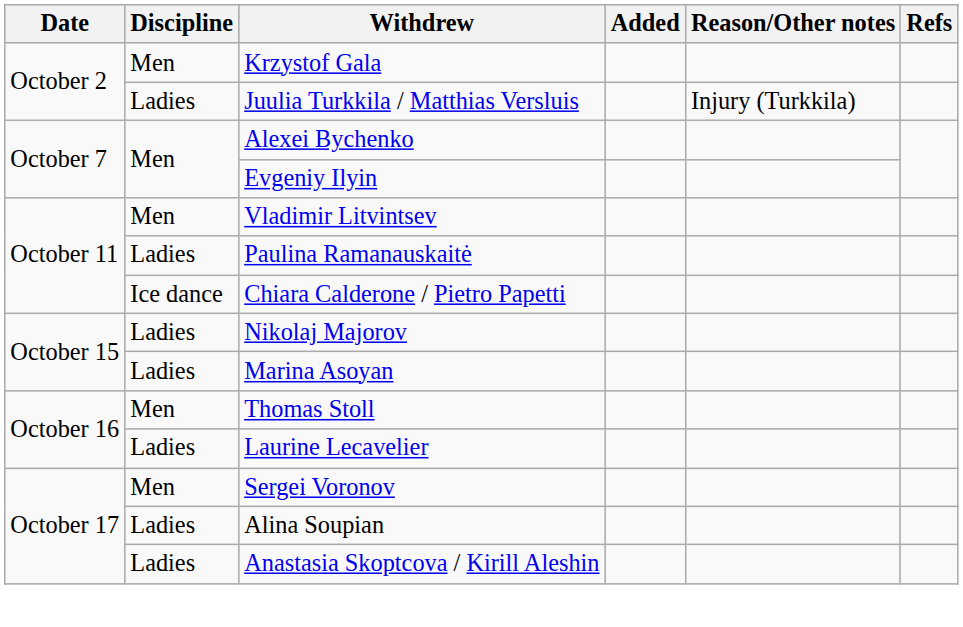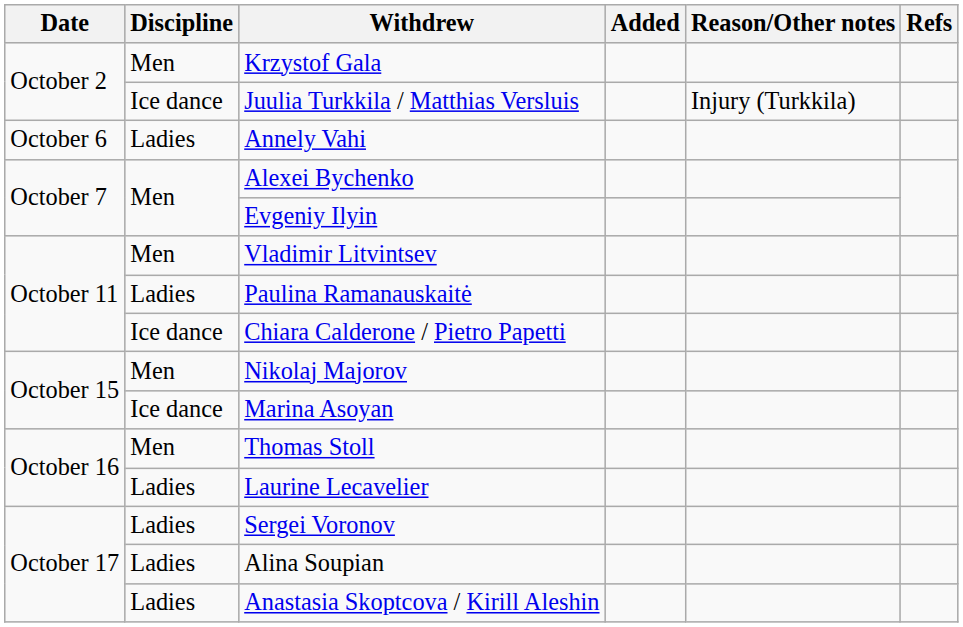(163, 100) Ladies -> (177, 100) Ice dance
+ row: (305, 139)
(163, 332) Ladies -> (153, 370) Men
(163, 370) Ladies -> (177, 409) Ice dance
(153, 486) Men -> (163, 525) Ladies
